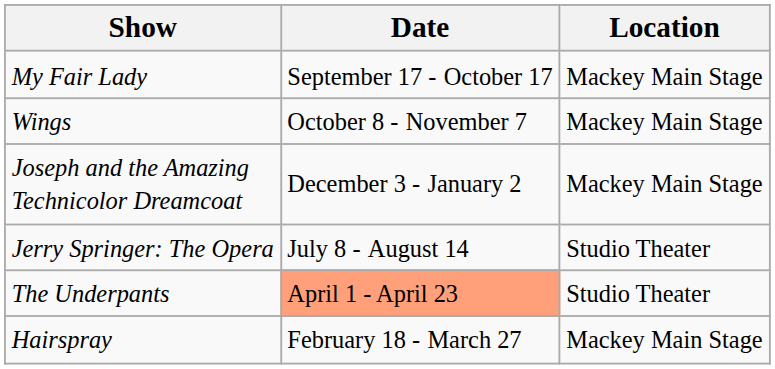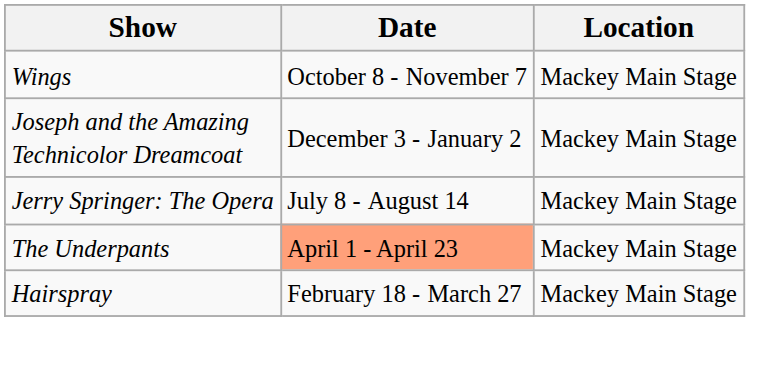- row: (79, 74)
(638, 248) Studio Theater -> (639, 201) Mackey Main Stage
(638, 294) Studio Theater -> (639, 248) Mackey Main Stage
